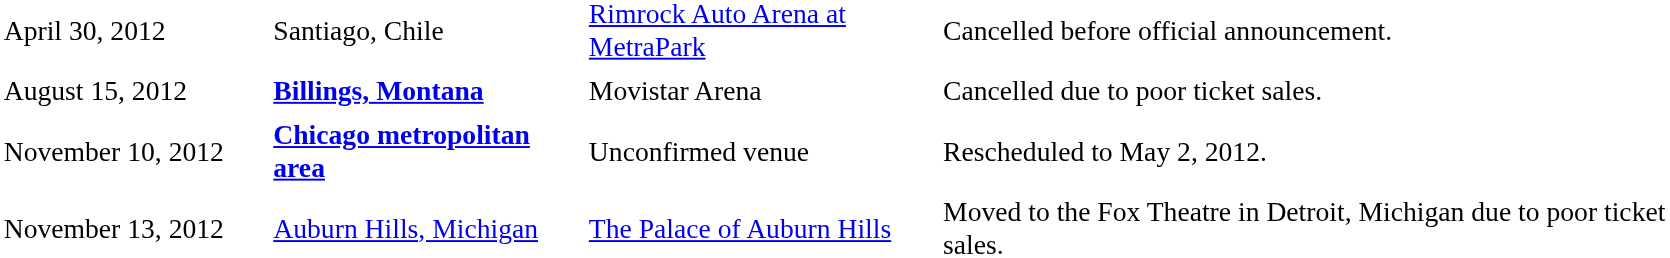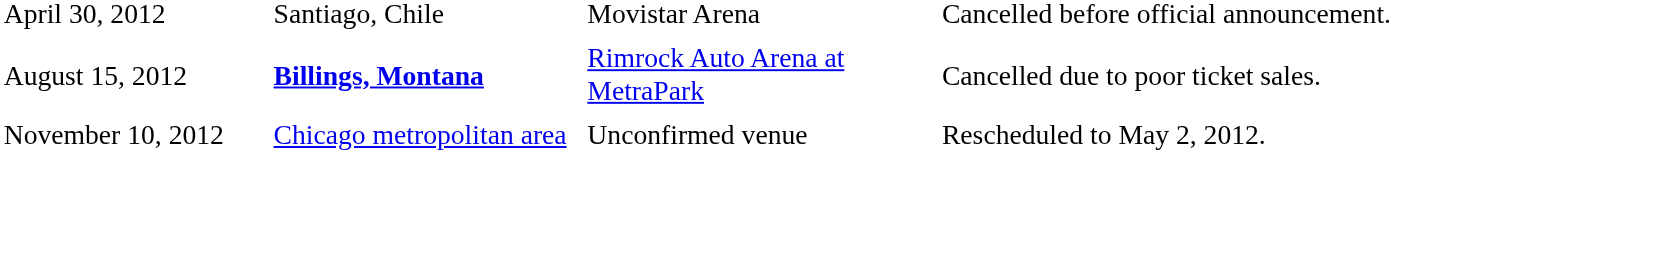(717, 30) Rimrock Auto Arena at MetraPark -> (674, 14) Movistar Arena
(675, 90) Movistar Arena -> (716, 74) Rimrock Auto Arena at MetraPark
(402, 151) bold -> (420, 135) normal
- row: (114, 228)
